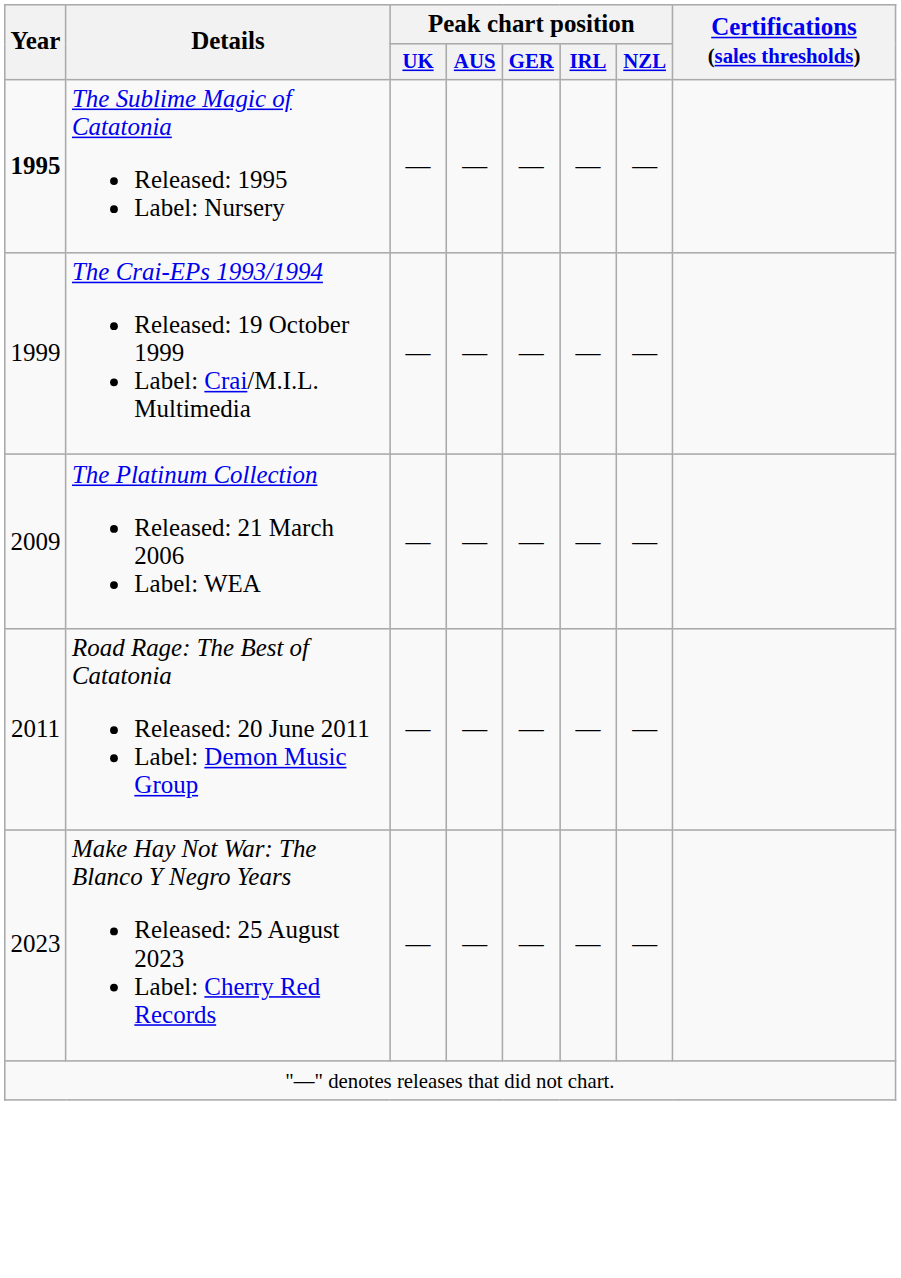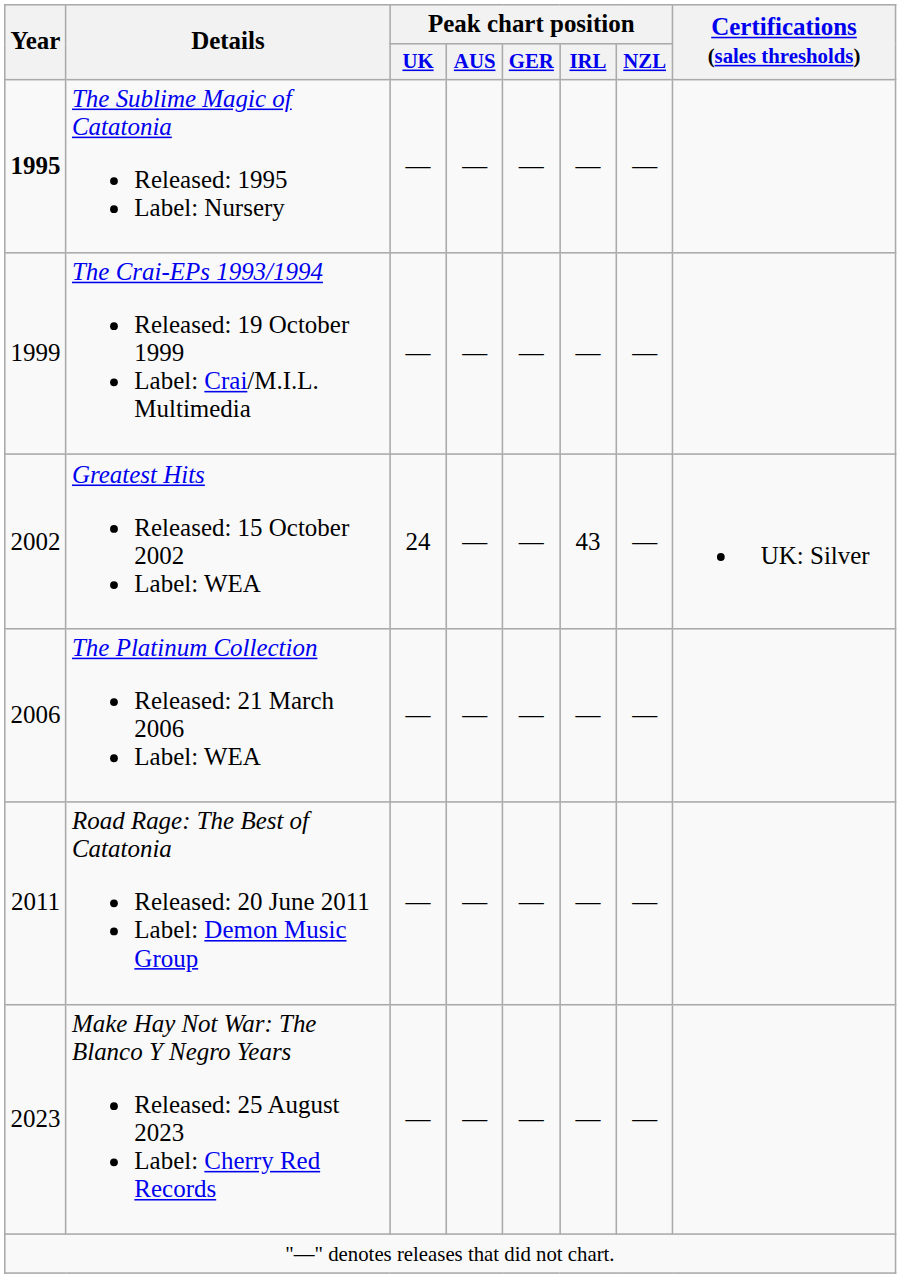+ row: (228, 529)
(35, 541) 2009 -> (35, 715) 2006
